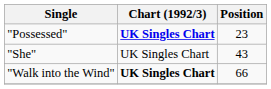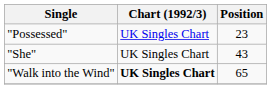(167, 34) bold -> (165, 34) normal
(242, 73) 66 -> (242, 73) 65
